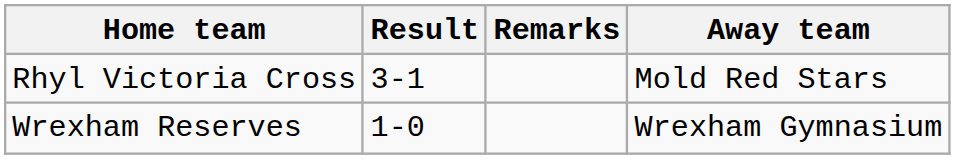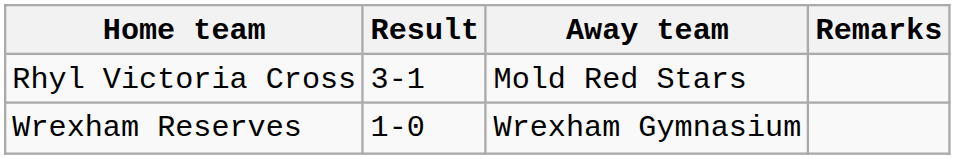columns swapped: (788, 30) <-> (557, 30)
